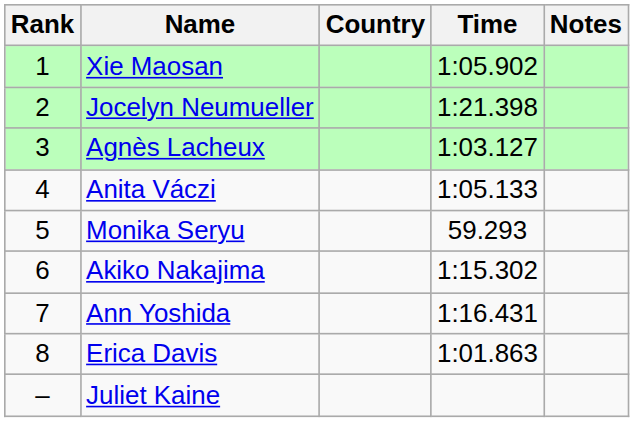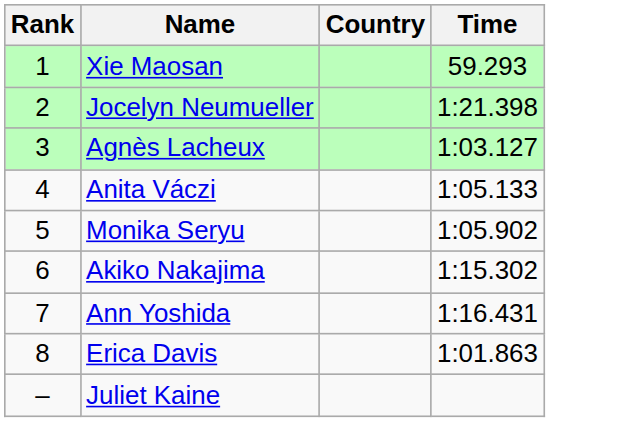- column: (586, 25)
(487, 66) 1:05.902 -> (487, 66) 59.293
(487, 230) 59.293 -> (487, 230) 1:05.902
